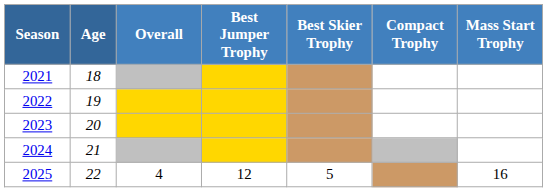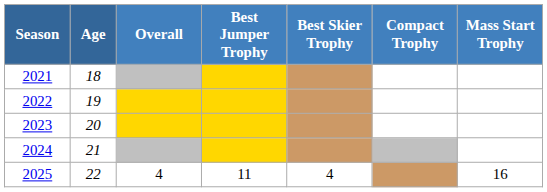(244, 175) 12 -> (244, 175) 11
(330, 175) 5 -> (330, 175) 4
